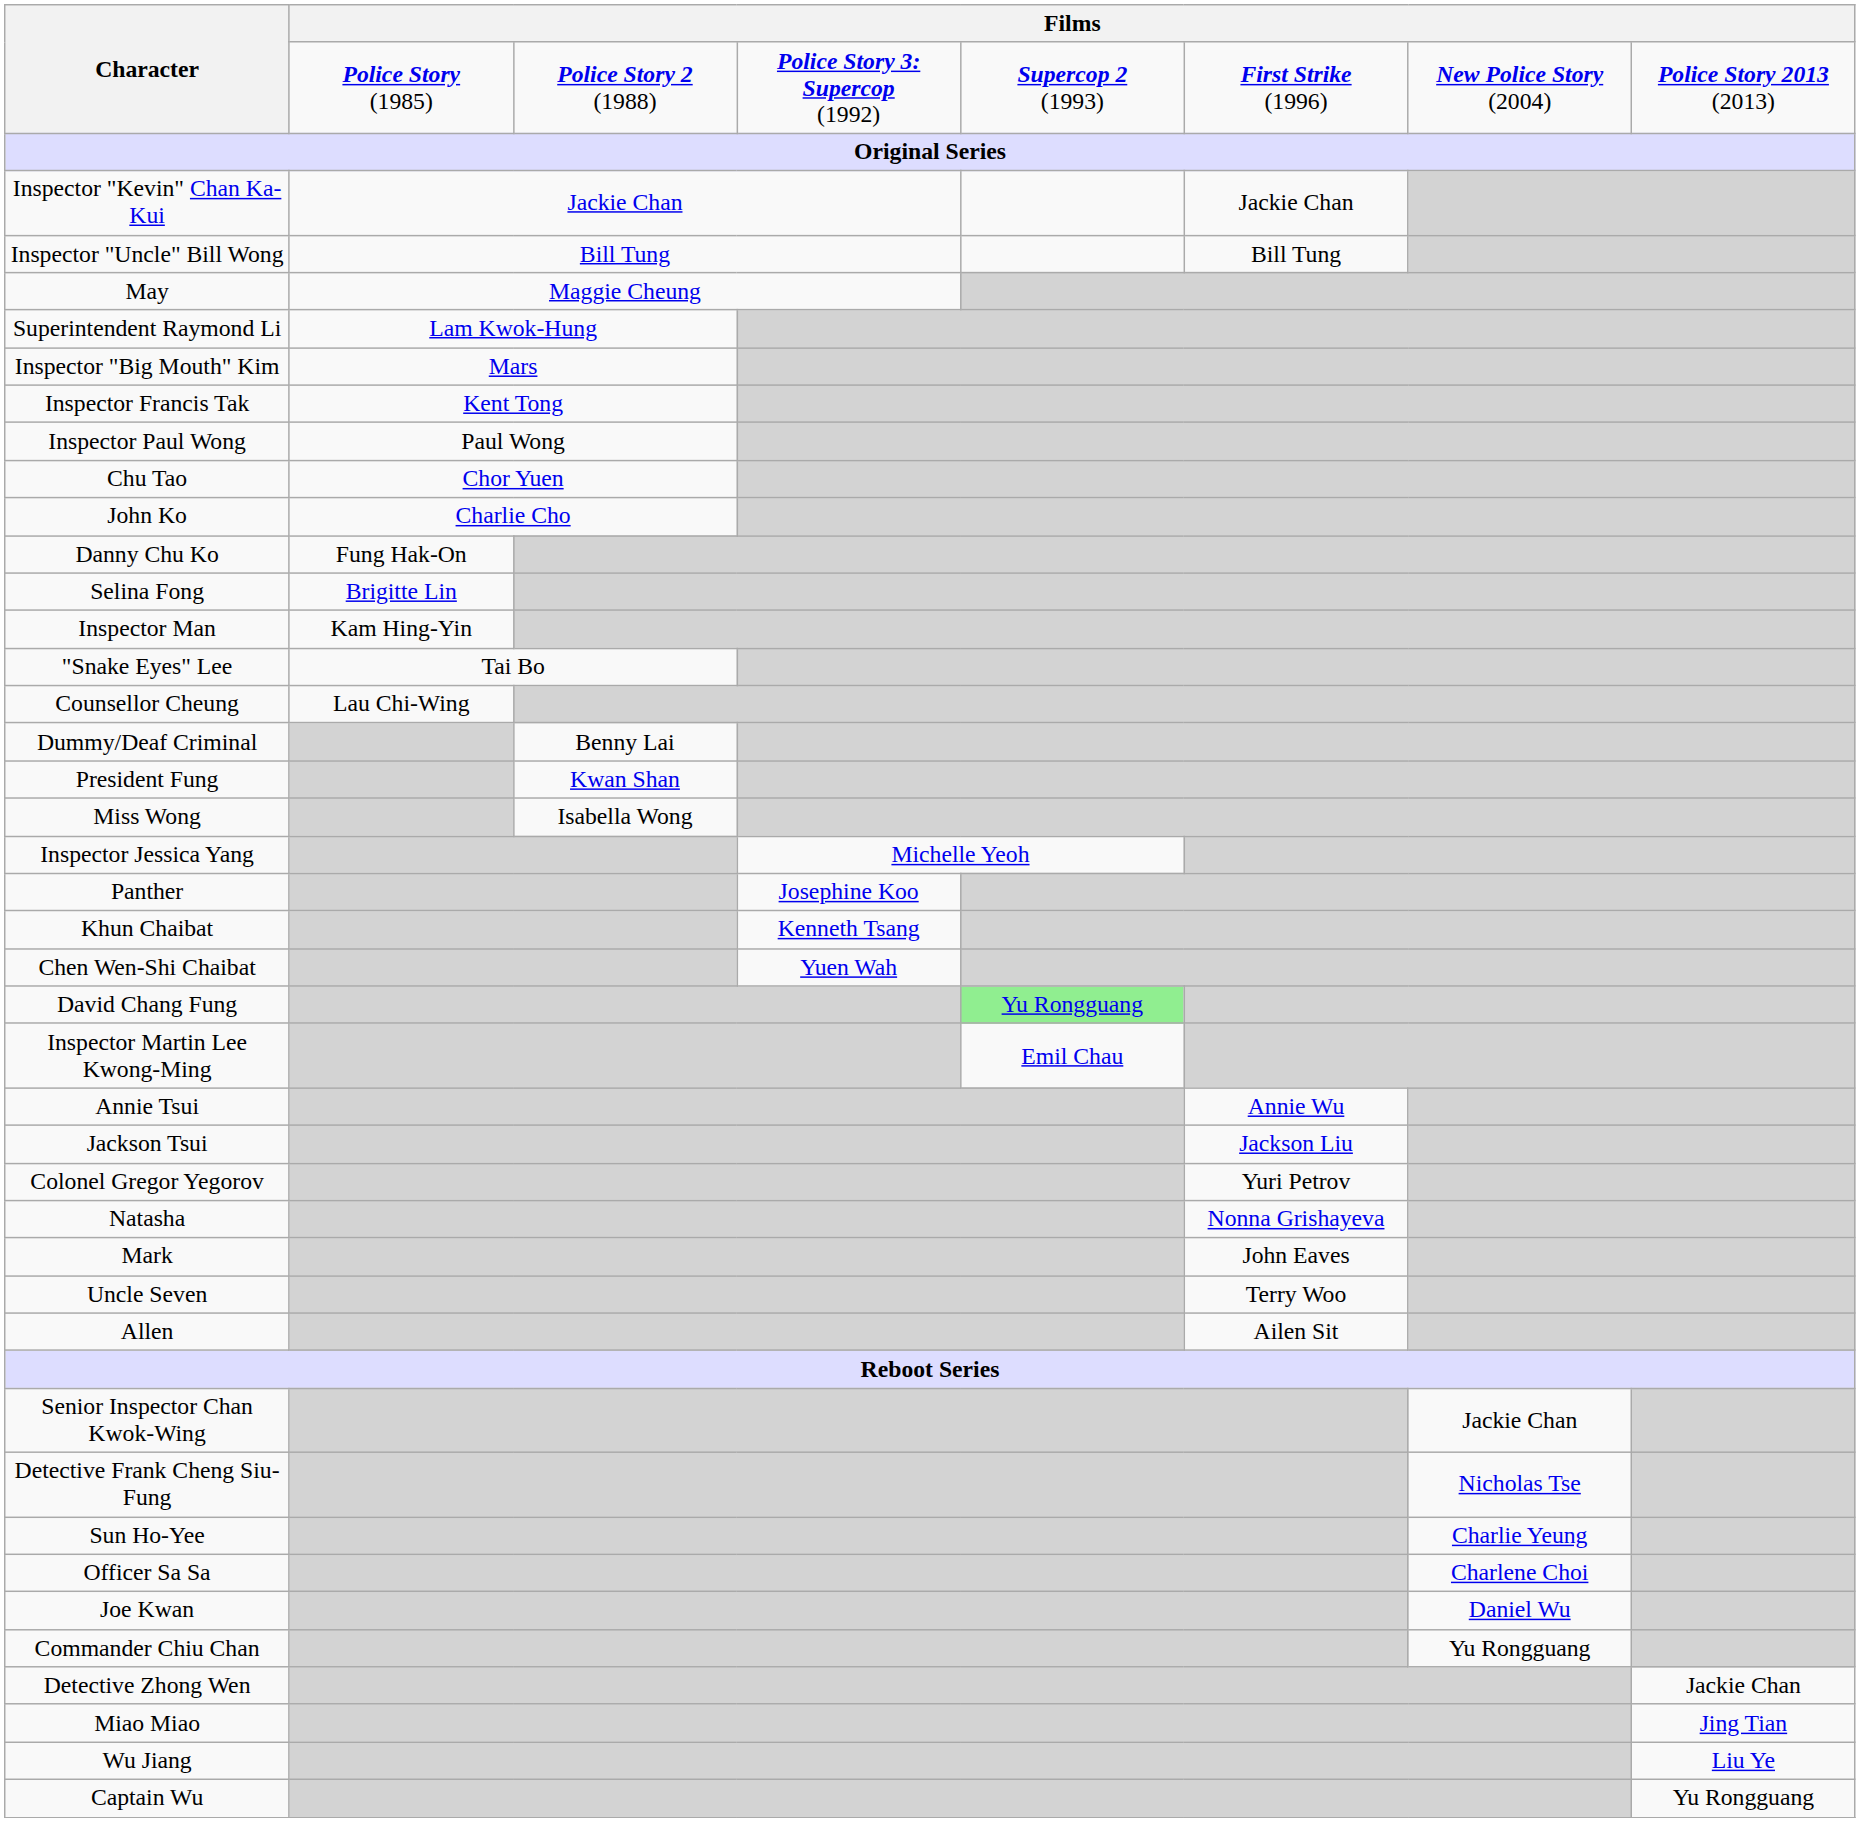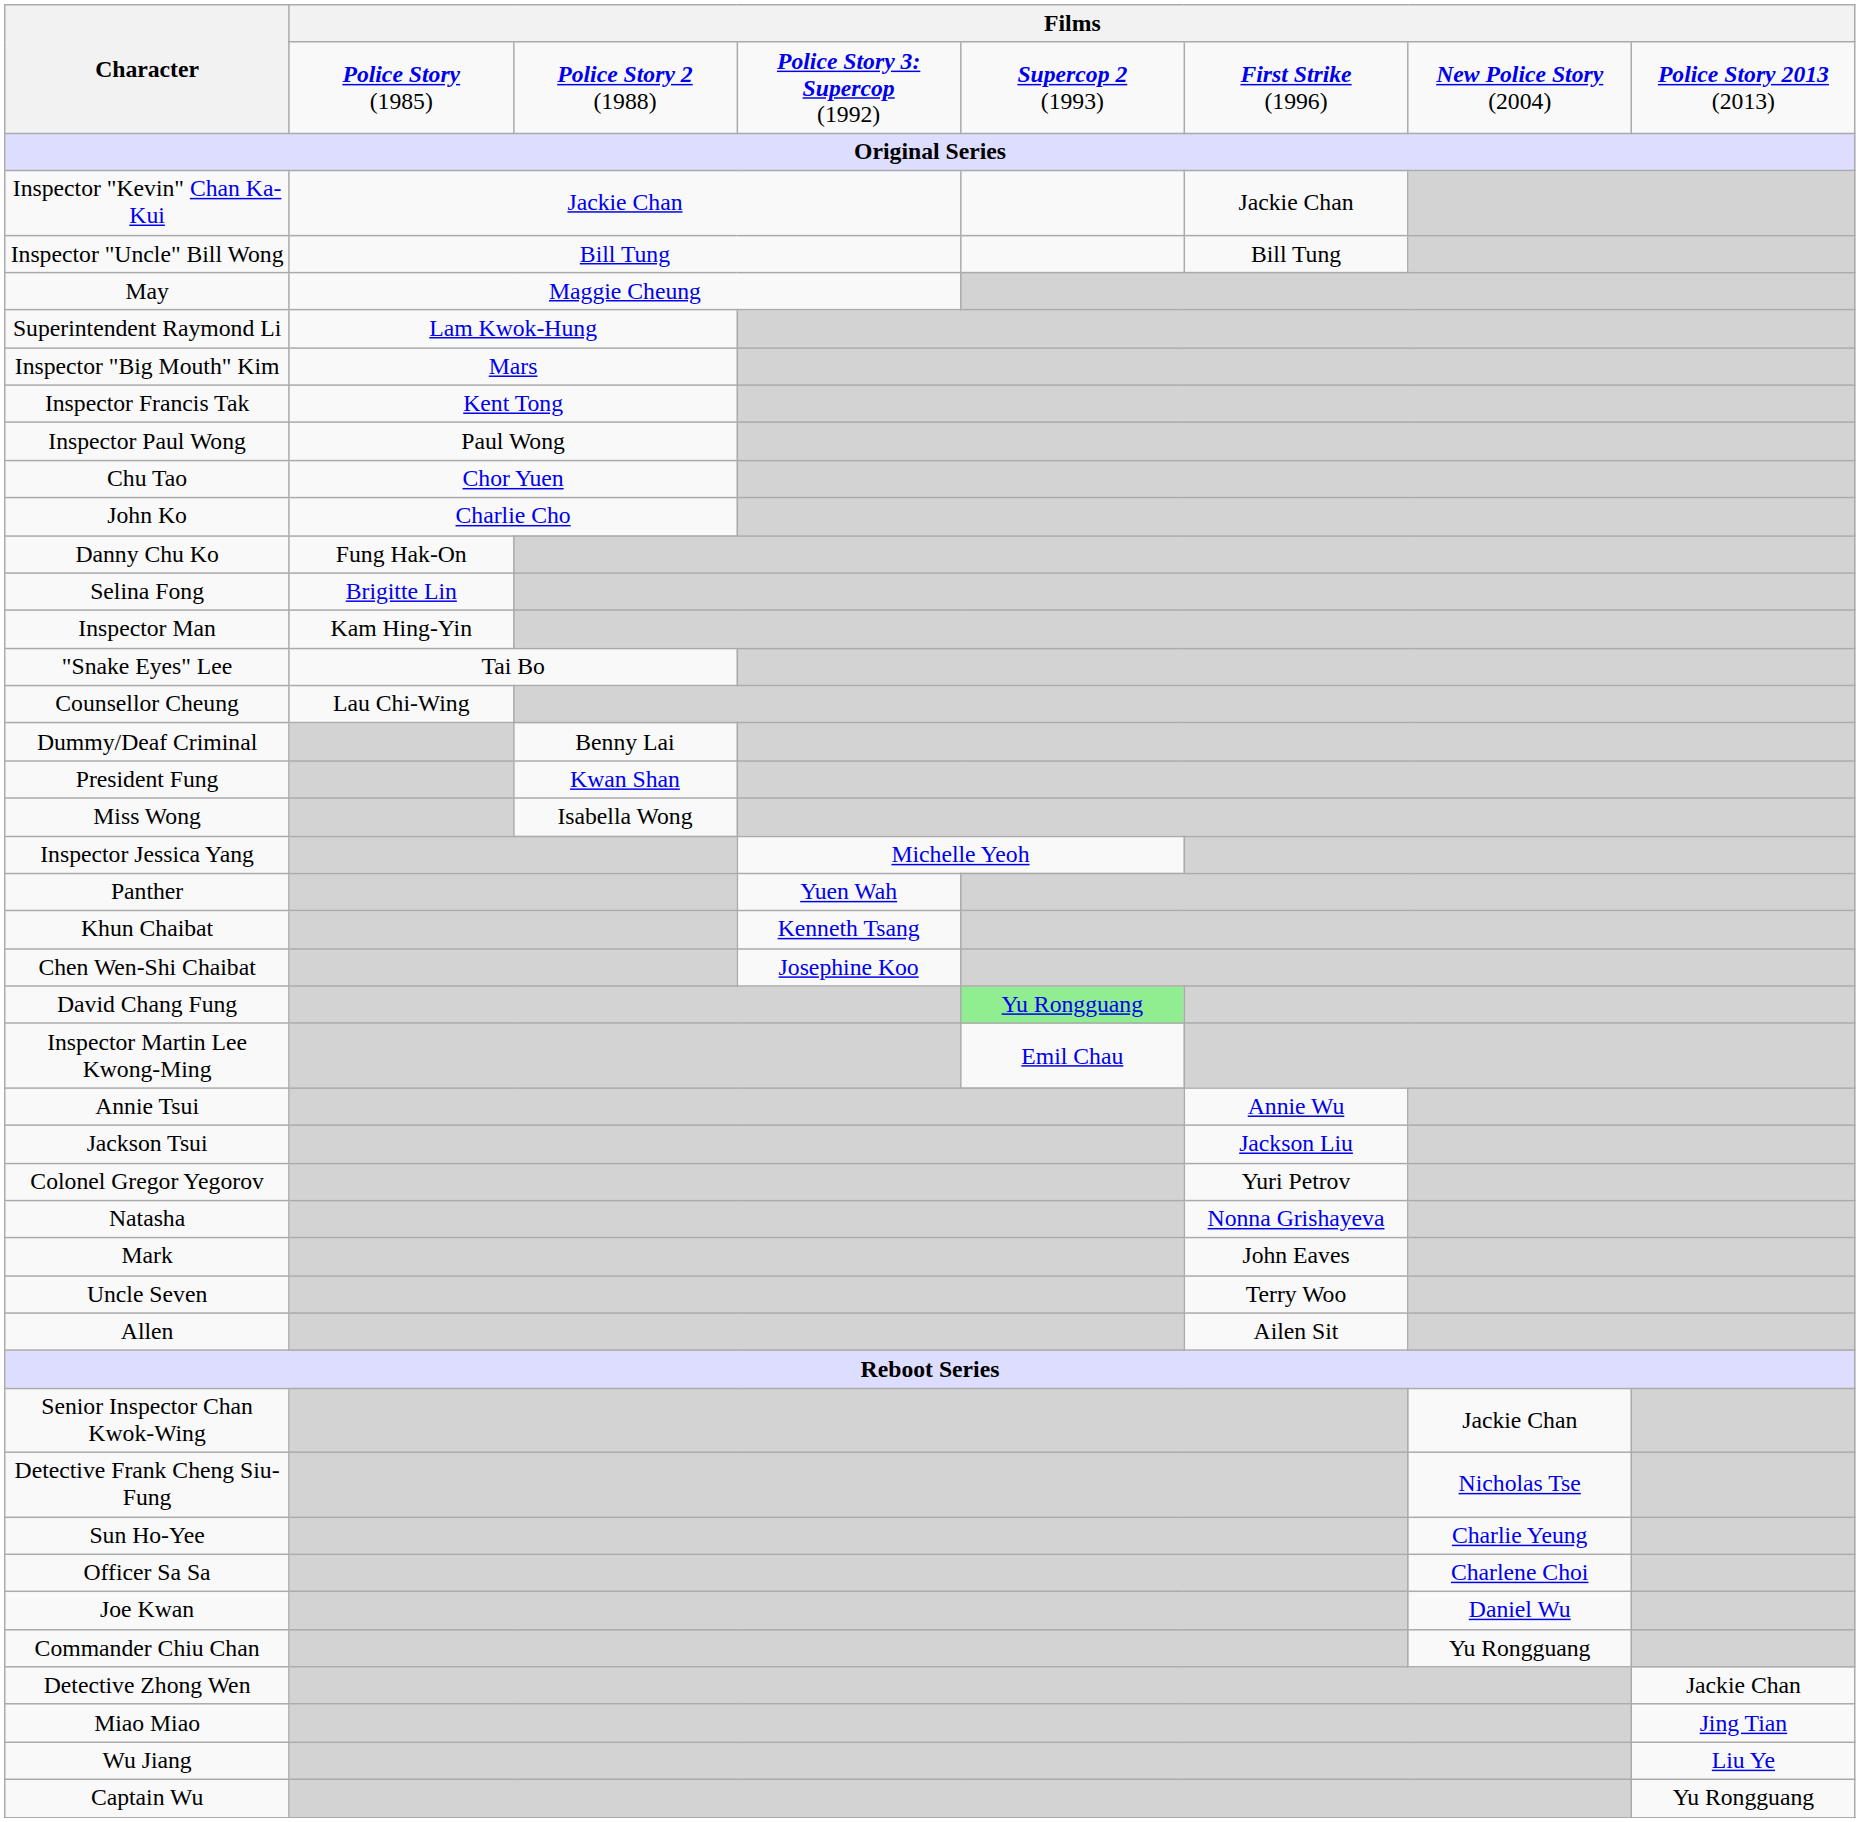(849, 891) Josephine Koo -> (849, 891) Yuen Wah
(849, 966) Yuen Wah -> (849, 966) Josephine Koo
